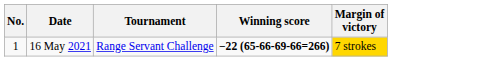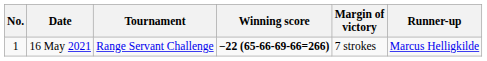+ column: (434, 21)
(355, 46) gold background -> (355, 46) no background
